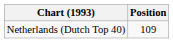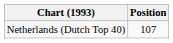(148, 29) 109 -> (148, 29) 107
